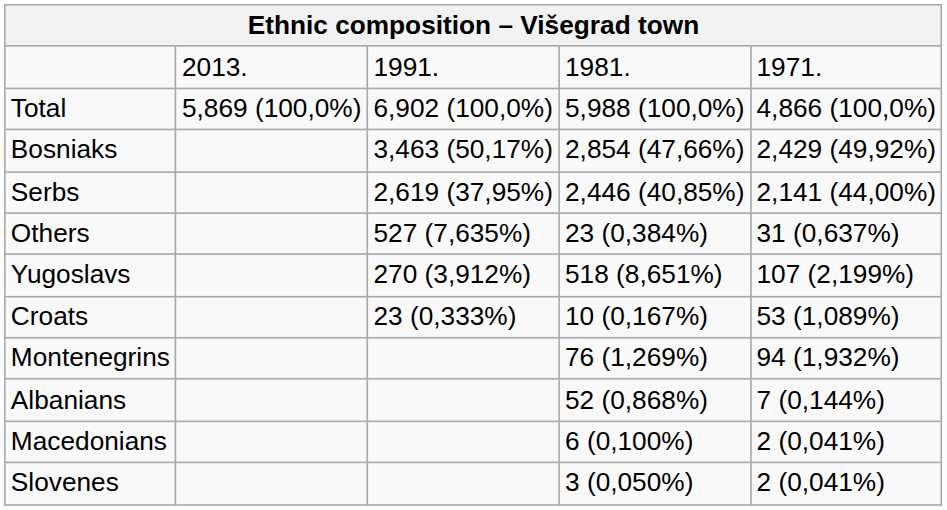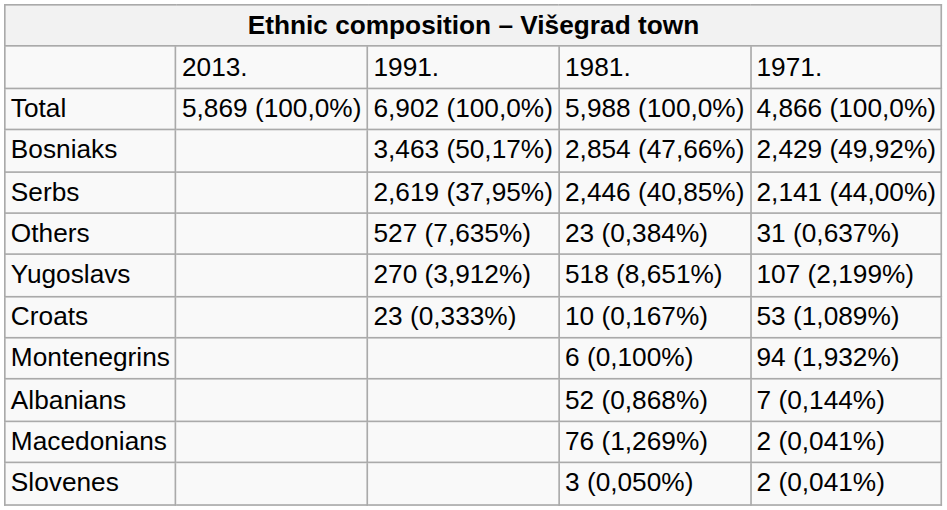(636, 358) 76 (1,269%) -> (629, 358) 6 (0,100%)
(629, 441) 6 (0,100%) -> (636, 441) 76 (1,269%)
